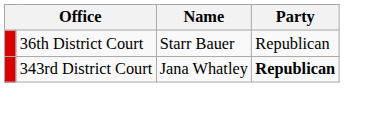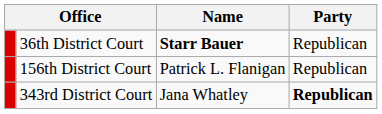(197, 43) normal -> (202, 43) bold
+ row: (86, 69)
